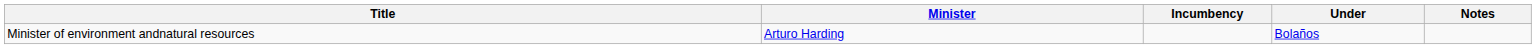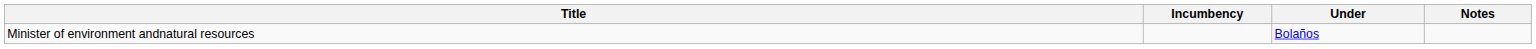- column: (952, 14)
